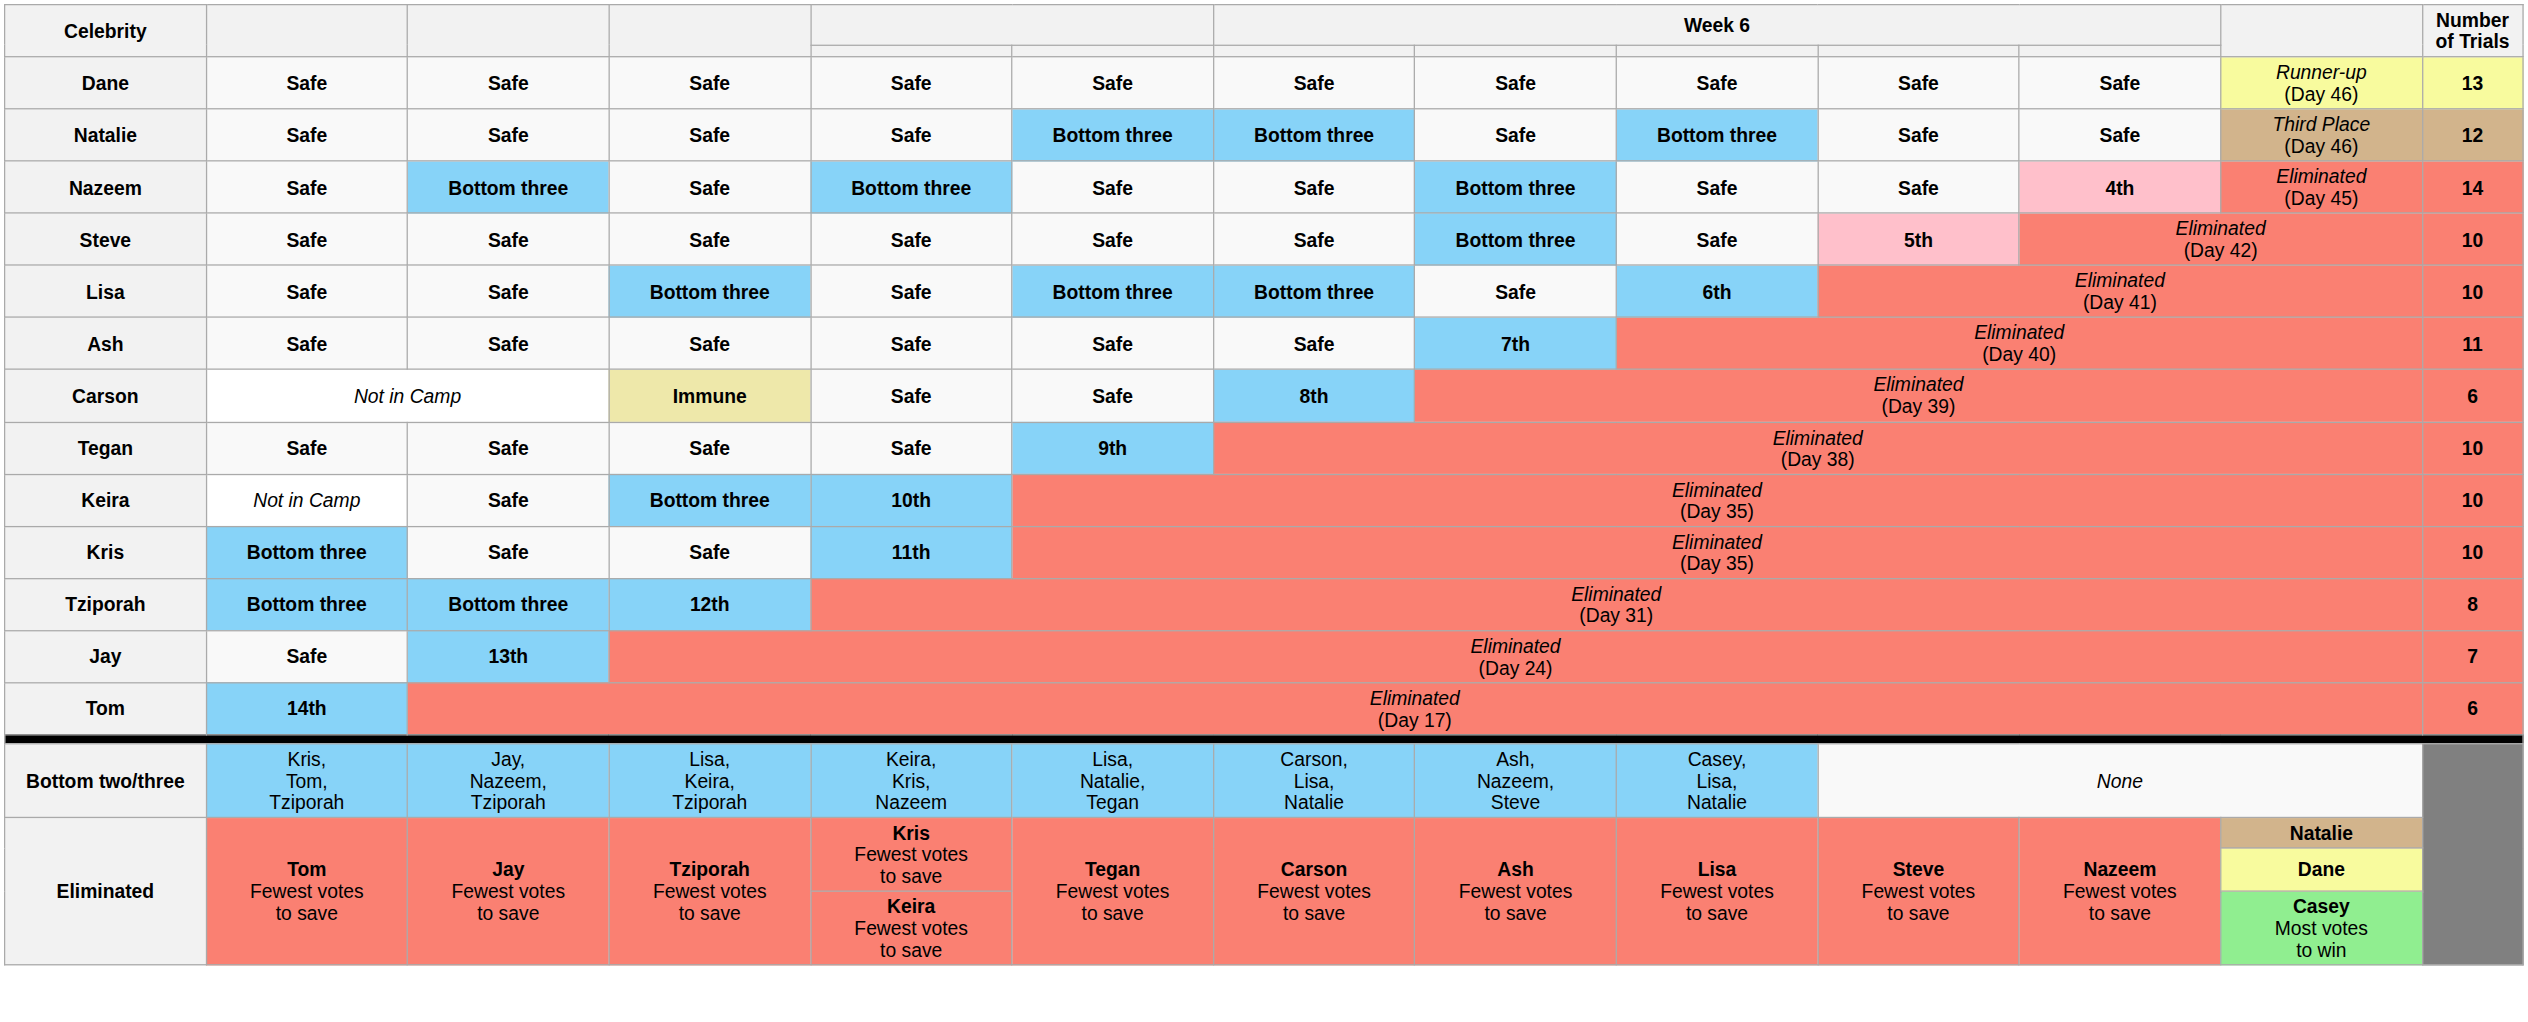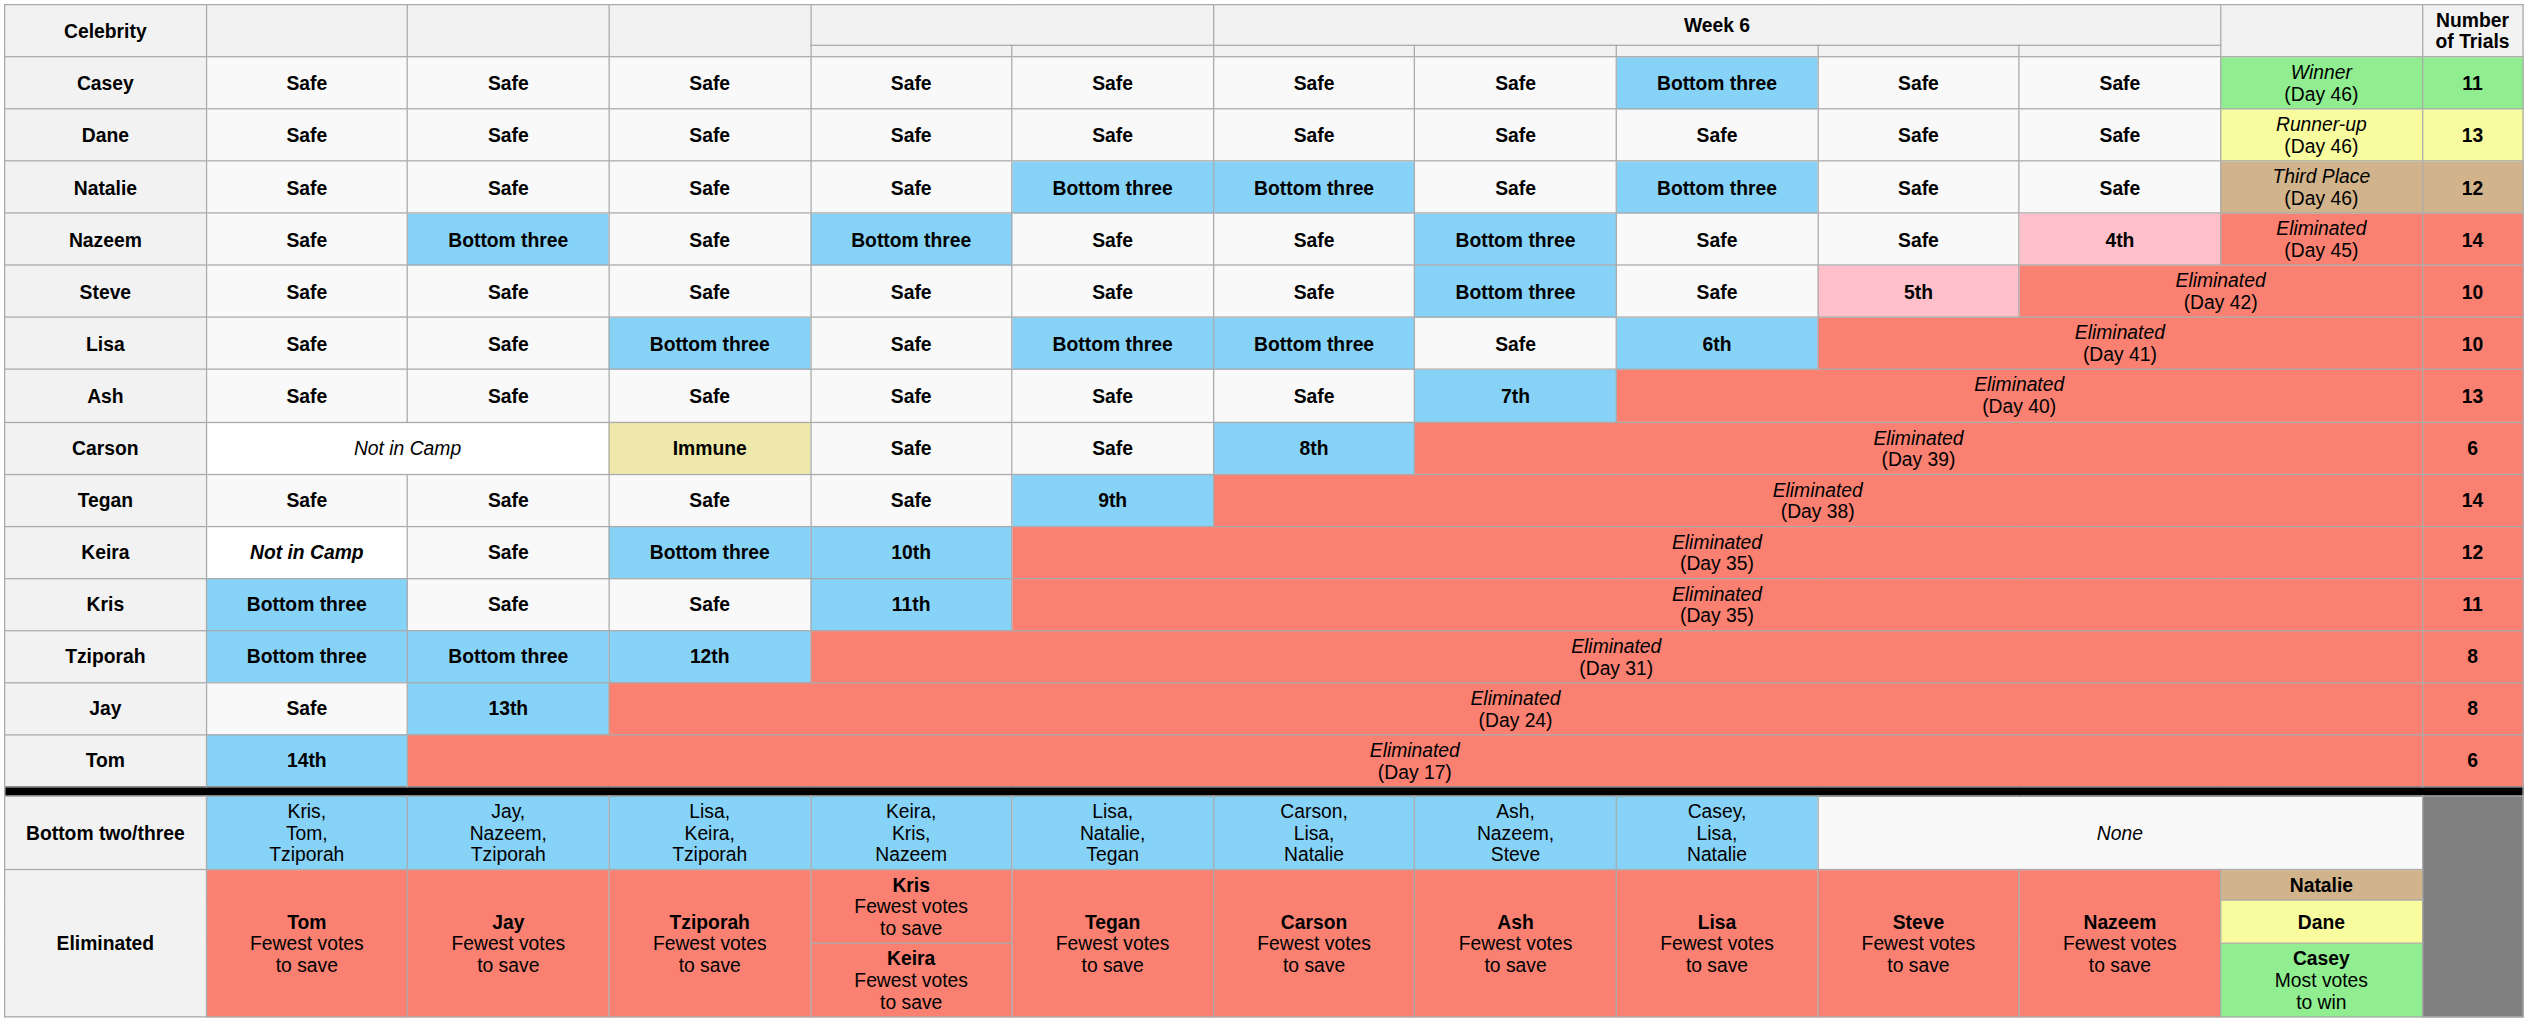+ row: (105, 83)
(2473, 344) 11 -> (2473, 396) 13
(2473, 448) 10 -> (2473, 500) 14
(307, 500) normal -> (307, 552) bold
(2473, 500) 10 -> (2473, 552) 12
(2473, 552) 10 -> (2473, 605) 11
(2473, 657) 7 -> (2473, 709) 8
